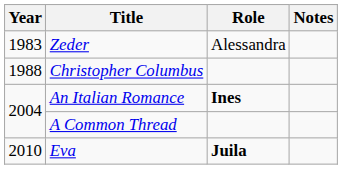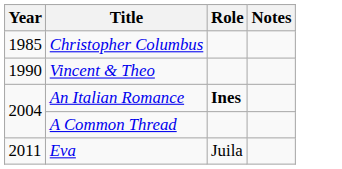- row: (69, 44)
(25, 71) 1988 -> (25, 44) 1985
+ row: (102, 71)
(25, 151) 2010 -> (25, 151) 2011
(229, 151) bold -> (227, 151) normal
